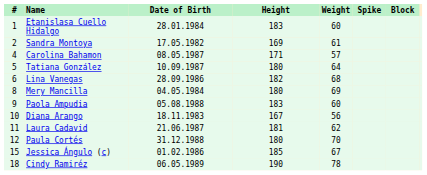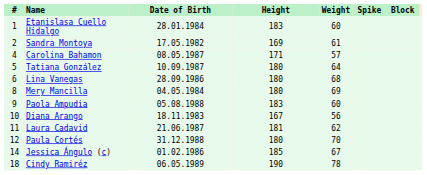(276, 80) 182 -> (276, 80) 180
(14, 152) 15 -> (14, 152) 14
